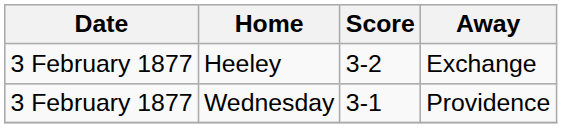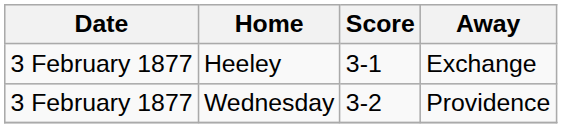(364, 63) 3-2 -> (364, 63) 3-1
(364, 102) 3-1 -> (364, 102) 3-2
